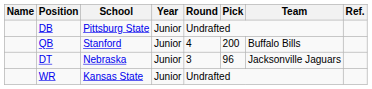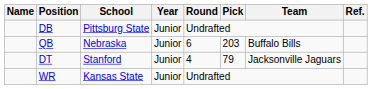(102, 44) Stanford -> (105, 44) Nebraska
(189, 44) 4 -> (189, 44) 6
(231, 44) 200 -> (231, 44) 203
(105, 60) Nebraska -> (102, 60) Stanford
(189, 60) 3 -> (189, 60) 4
(228, 60) 96 -> (228, 60) 79
